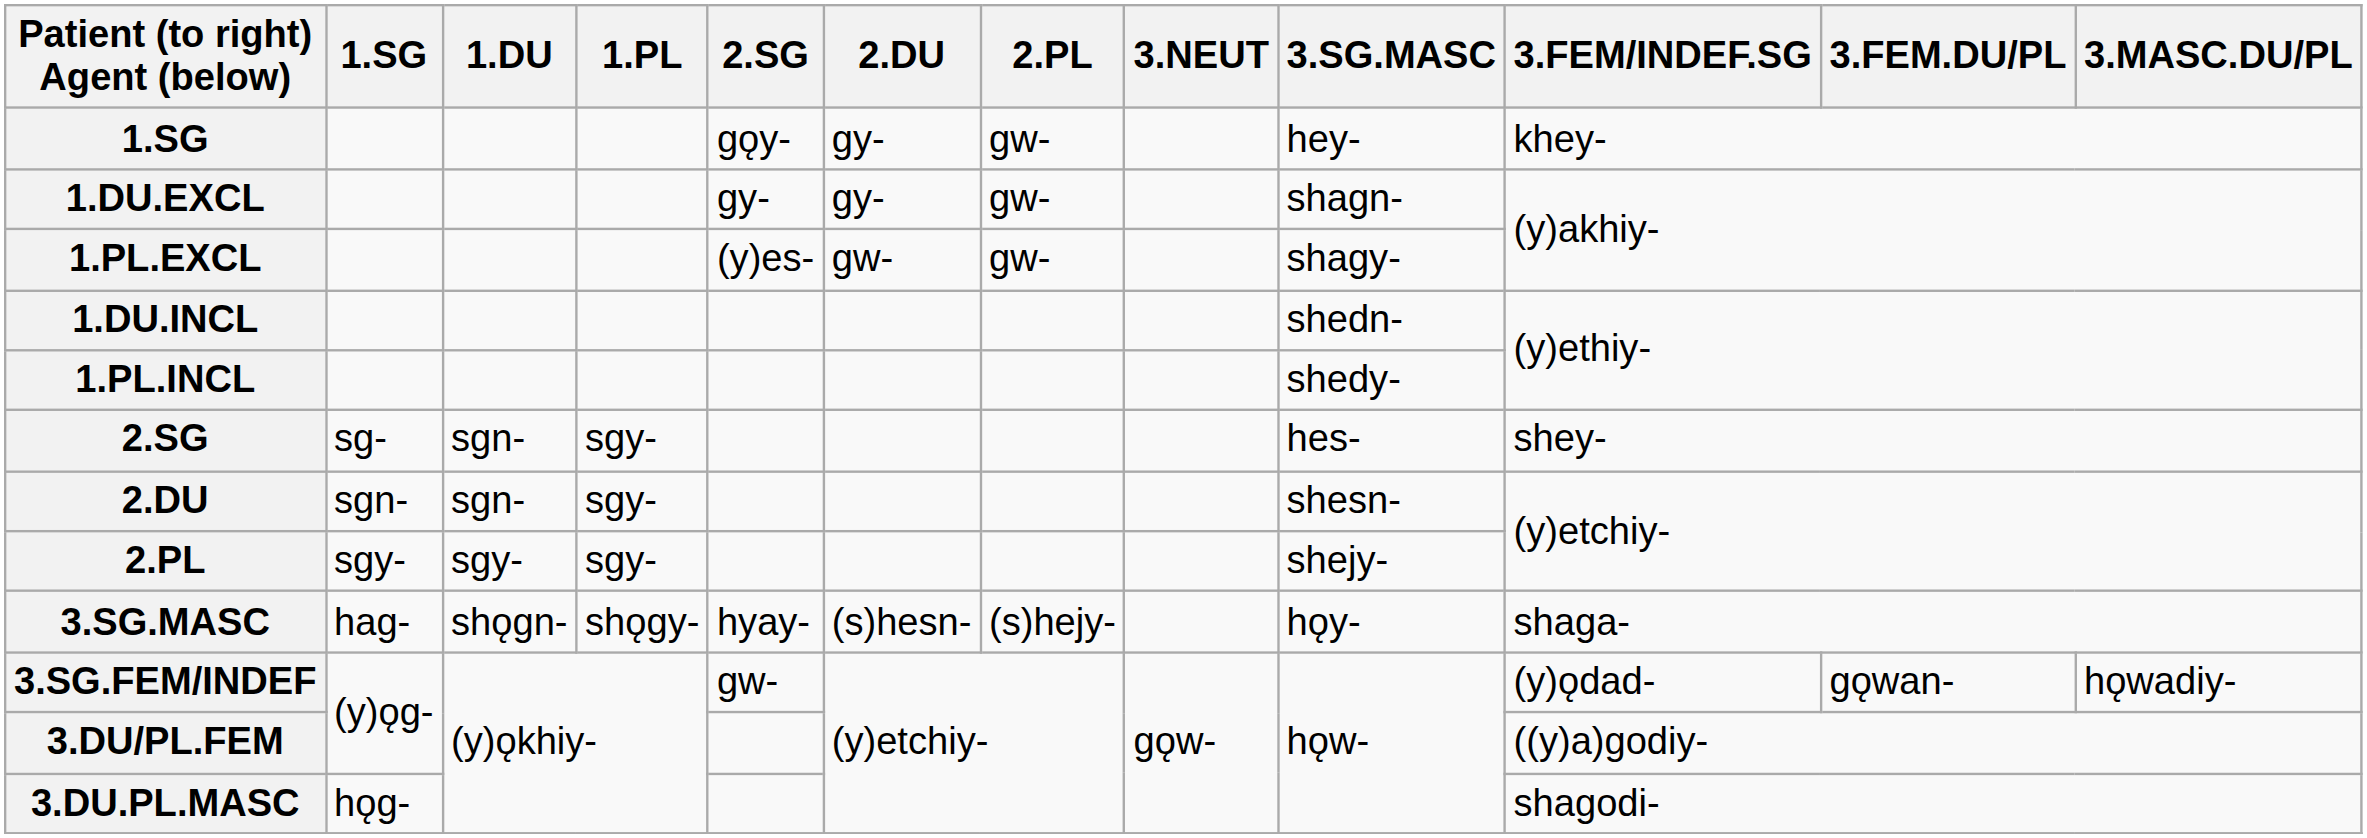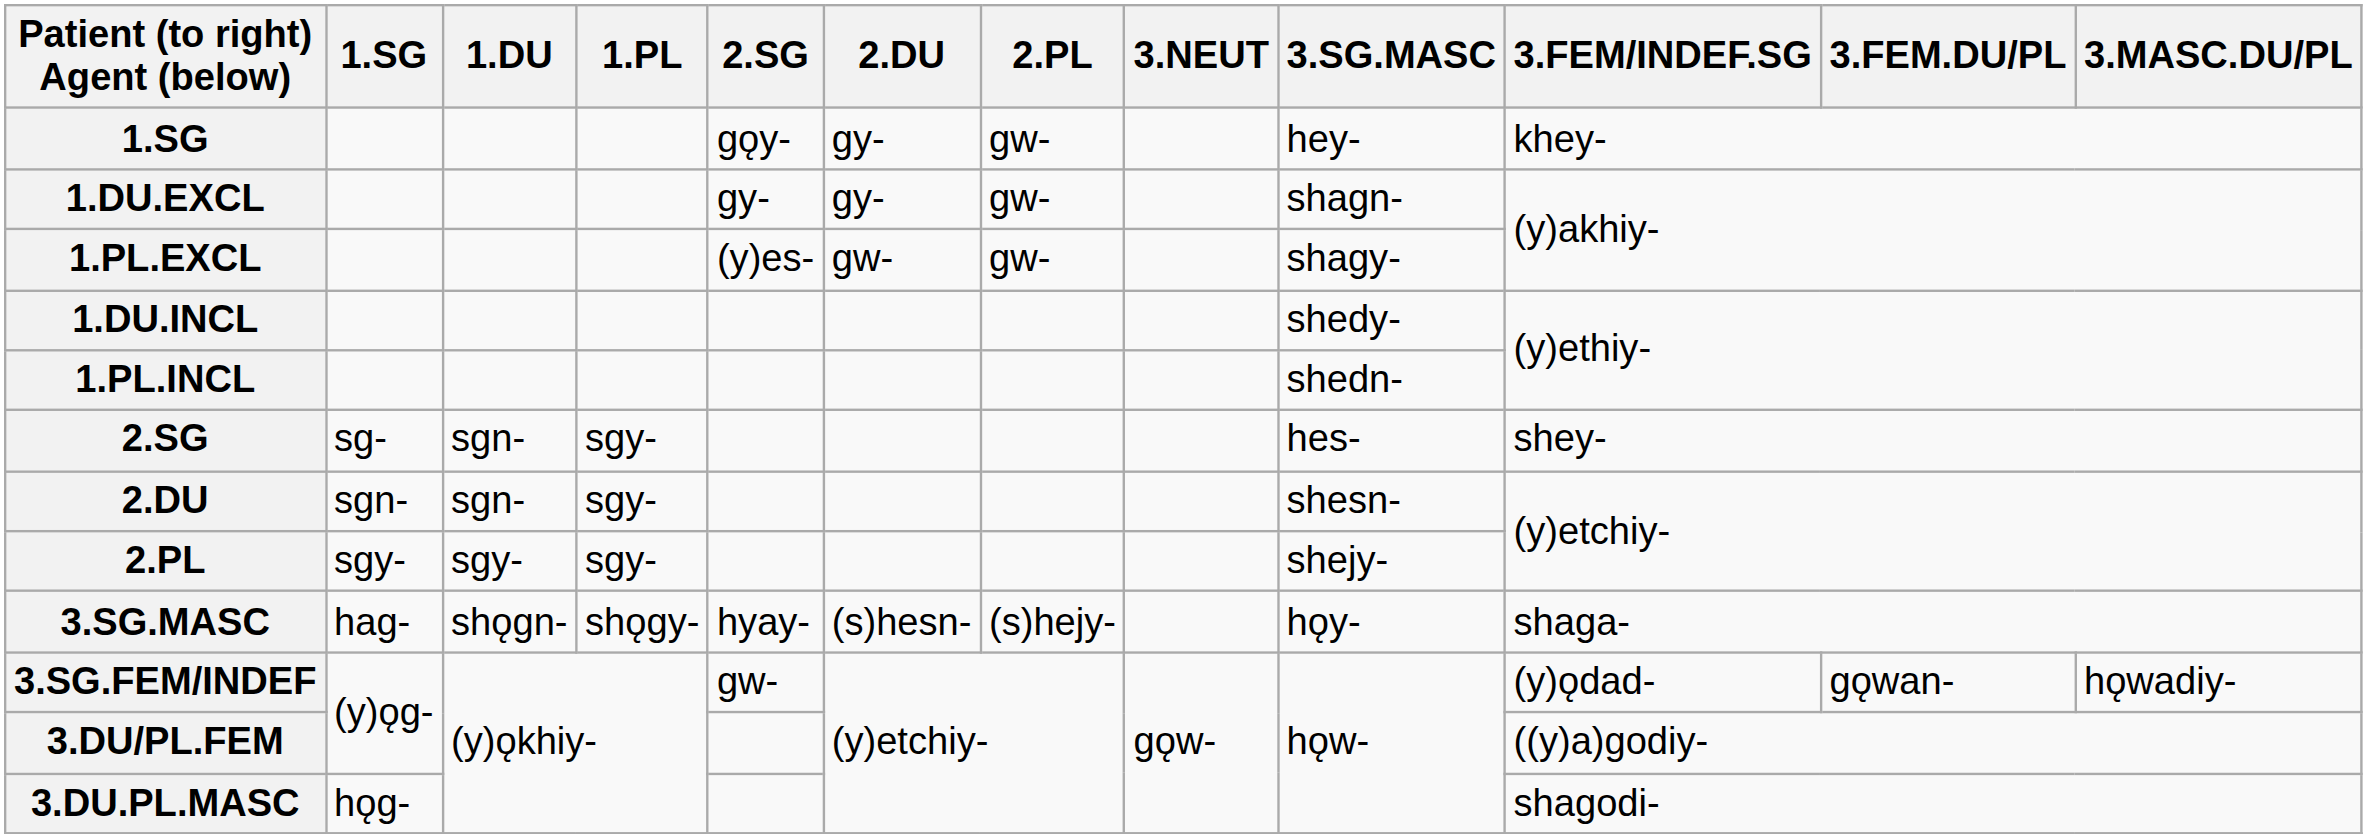(1345, 319) shedn- -> (1344, 319) shedy-
(1344, 379) shedy- -> (1345, 379) shedn-
